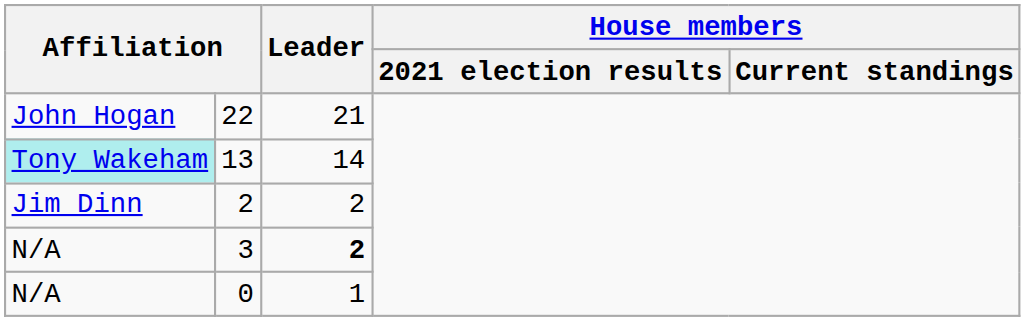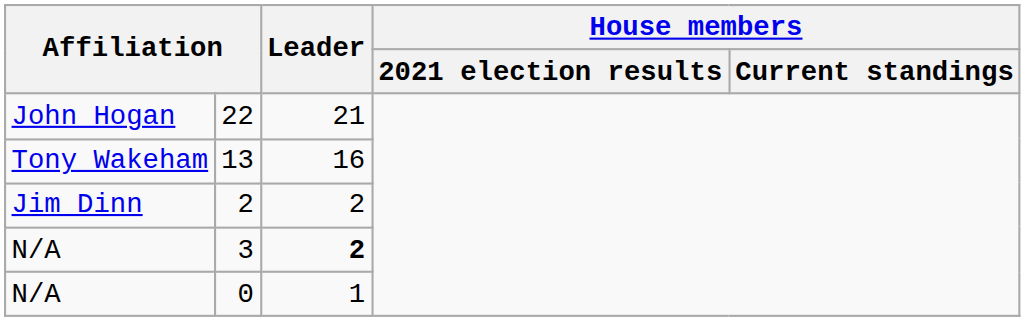(110, 161) paleturquoise background -> (110, 161) no background
(349, 161) 14 -> (349, 161) 16
